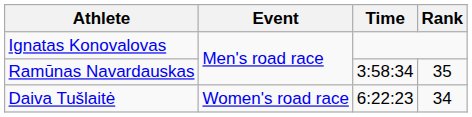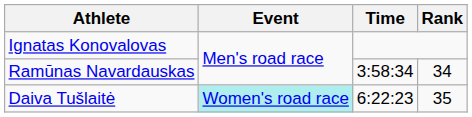(442, 72) 35 -> (442, 72) 34
(276, 99) no background -> (276, 99) paleturquoise background
(442, 99) 34 -> (442, 99) 35
